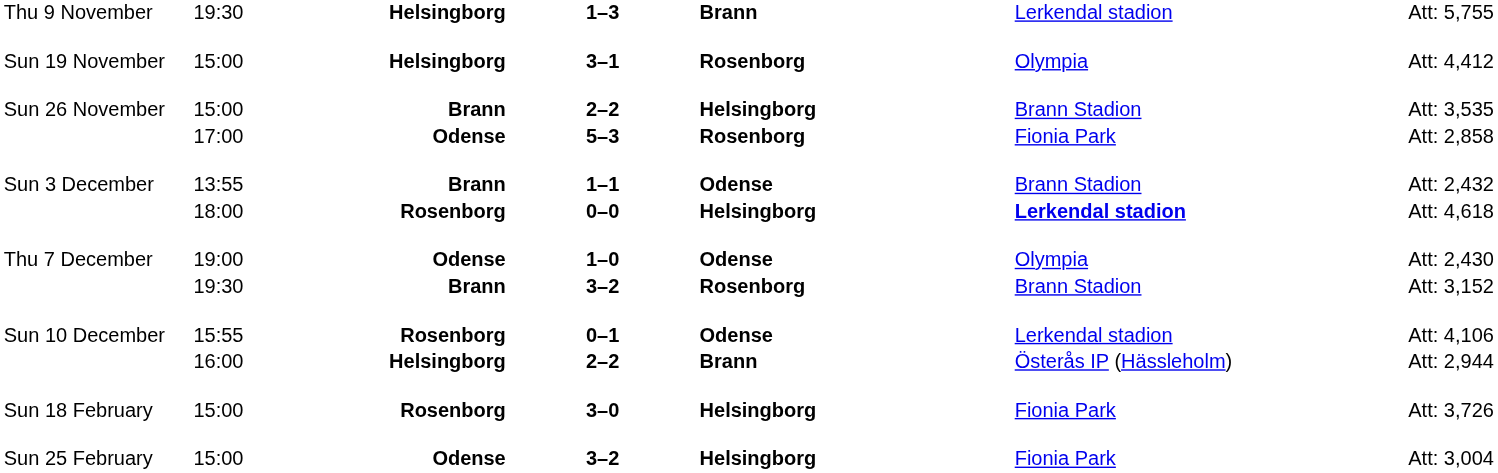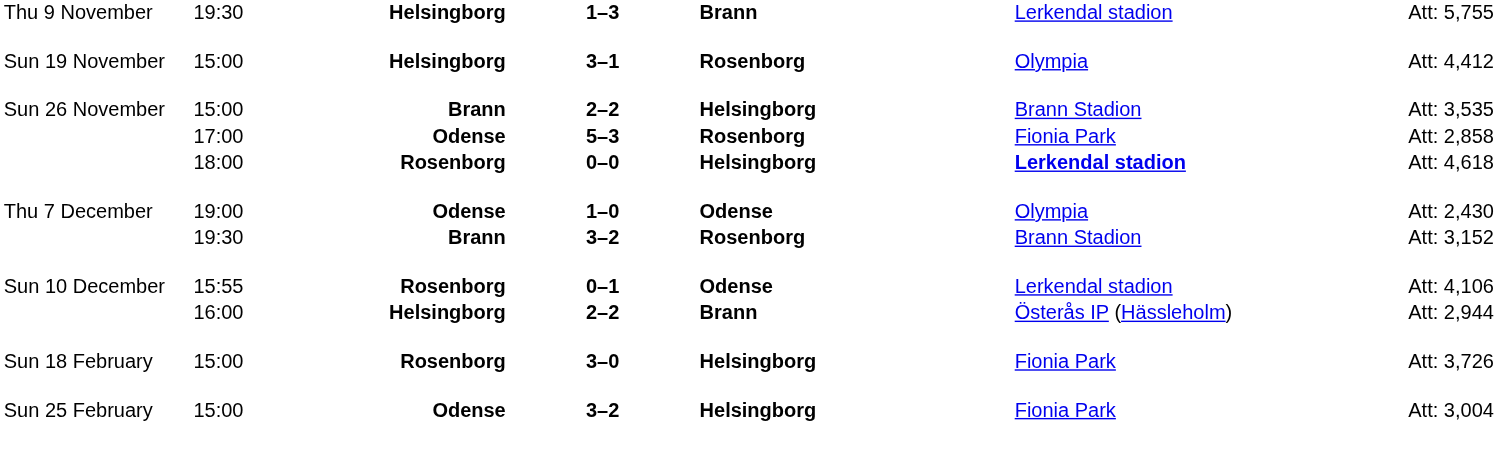- row: (79, 184)
